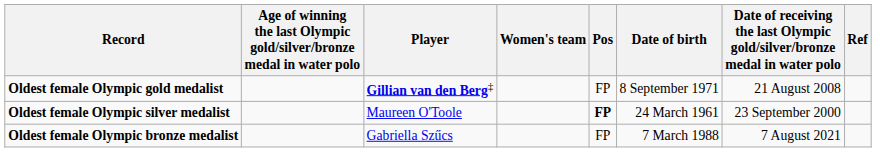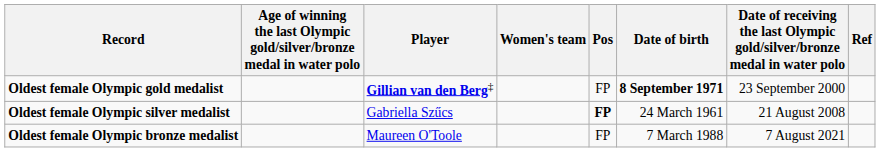(669, 88) normal -> (671, 88) bold
(798, 88) 21 August 2008 -> (792, 88) 23 September 2000
(414, 113) Maureen O'Toole -> (410, 113) Gabriella Szűcs
(788, 113) 23 September 2000 -> (802, 113) 21 August 2008
(410, 135) Gabriella Szűcs -> (414, 135) Maureen O'Toole
